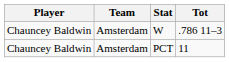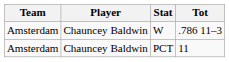columns swapped: (49, 13) <-> (122, 13)
